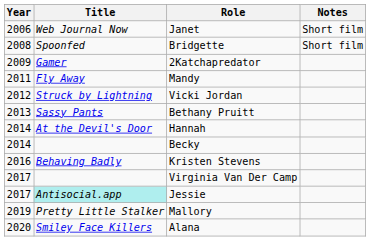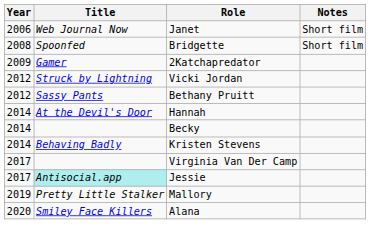- row: (184, 79)
(19, 112) 2013 -> (19, 95) 2012
(19, 161) 2016 -> (19, 145) 2014
